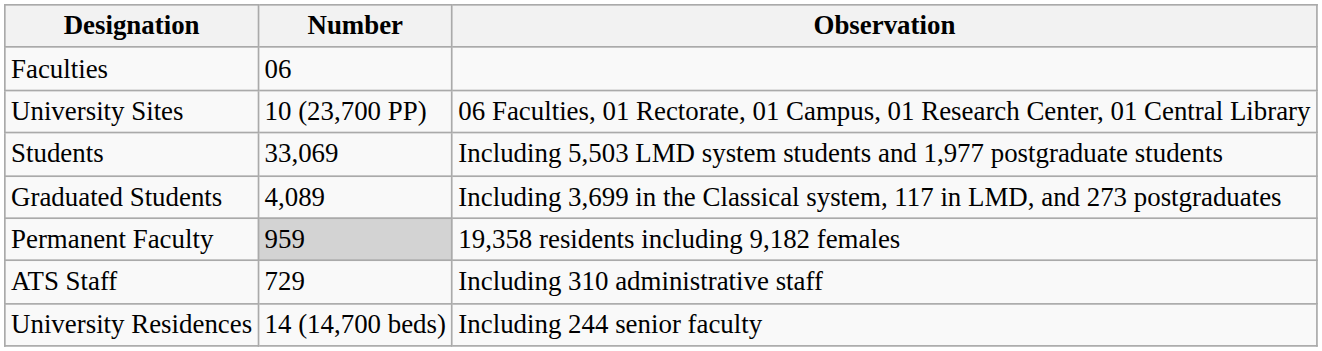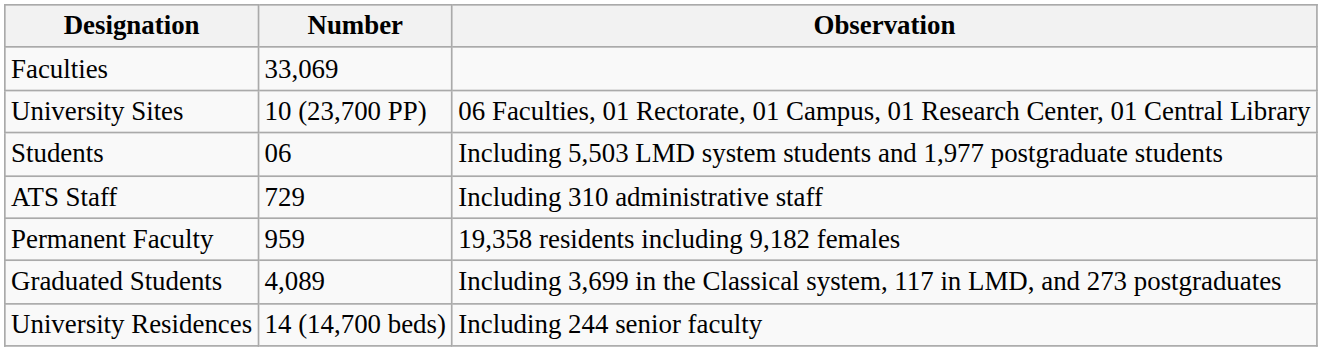(278, 68) 06 -> (302, 68) 33,069
(302, 153) 33,069 -> (278, 153) 06
rows swapped: (117, 196) <-> (64, 281)
(285, 238) lightgrey background -> (285, 238) no background
